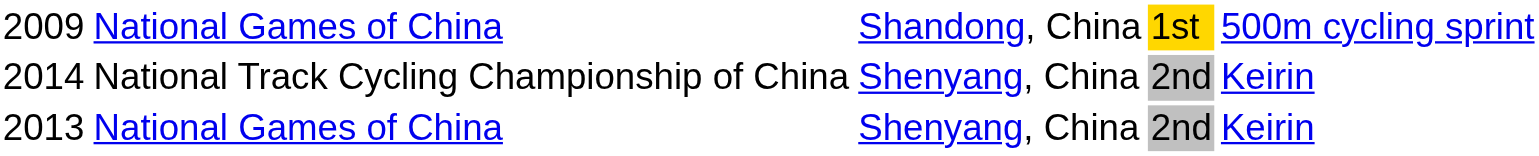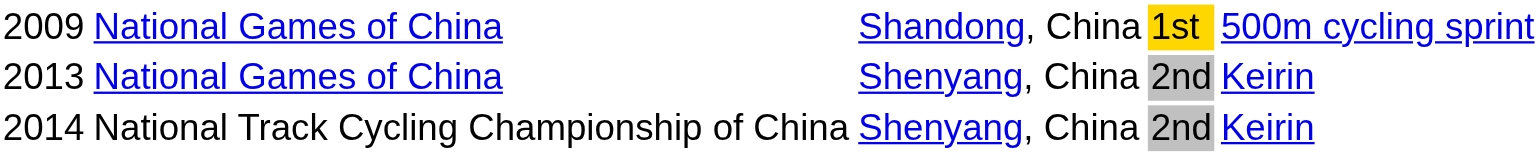rows swapped: (44, 127) <-> (44, 77)
